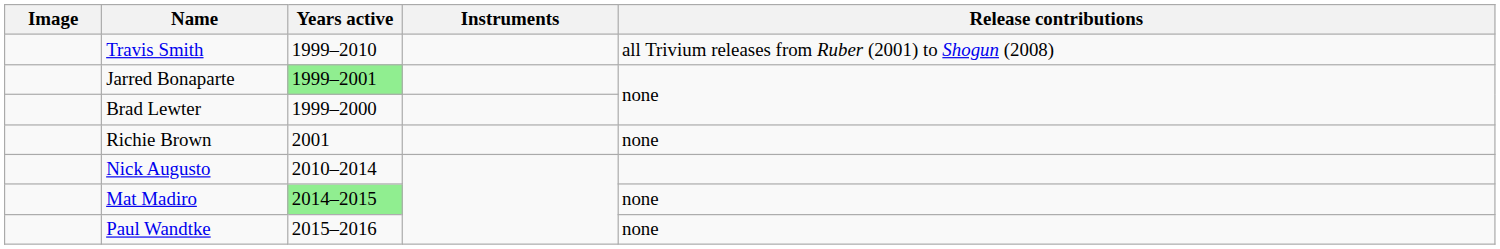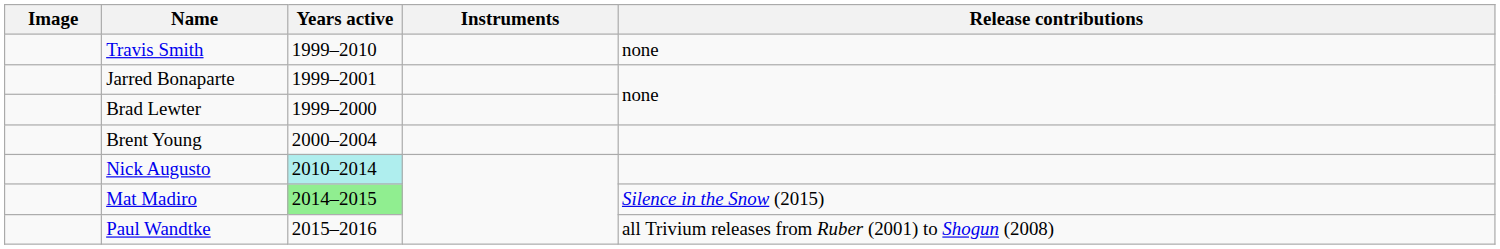(838, 49) all Trivium releases from Ruber (2001) to Shogun (2008) -> (640, 49) none
(334, 79) lightgreen background -> (334, 79) no background
+ row: (154, 139)
- row: (159, 139)
(334, 169) no background -> (334, 169) paleturquoise background
(640, 199) none -> (723, 199) Silence in the Snow (2015)
(640, 229) none -> (838, 229) all Trivium releases from Ruber (2001) to Shogun (2008)
